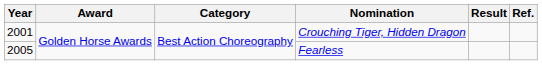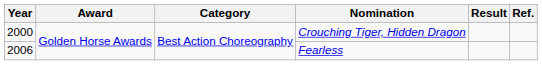(20, 32) 2001 -> (20, 32) 2000
(20, 50) 2005 -> (20, 50) 2006
